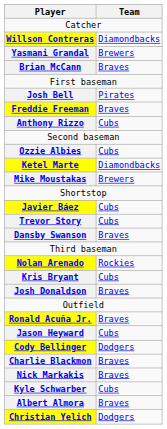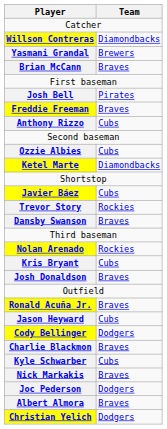- row: (50, 179)
(109, 221) Cubs -> (116, 207) Rockies
rows swapped: (50, 389) <-> (50, 375)
+ row: (50, 389)
